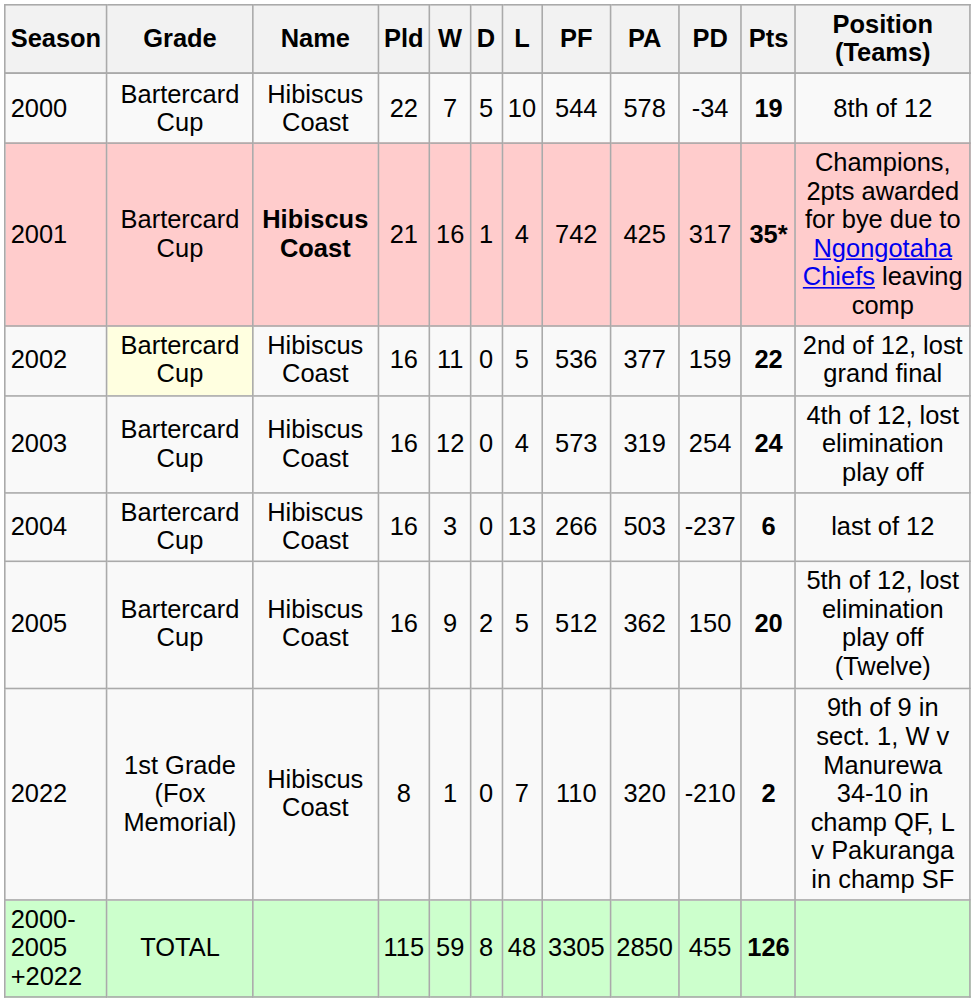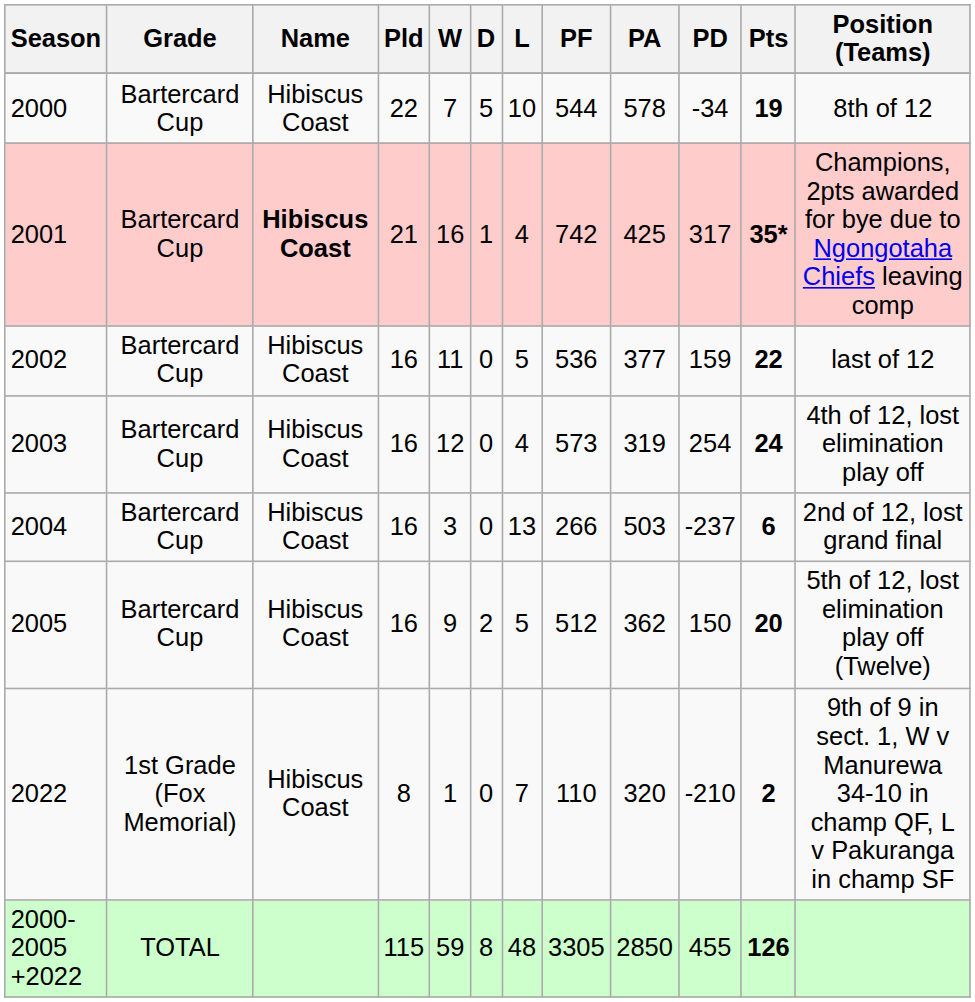(180, 360) lightyellow background -> (180, 360) no background
(883, 360) 2nd of 12, lost grand final -> (883, 360) last of 12
(883, 526) last of 12 -> (883, 526) 2nd of 12, lost grand final
